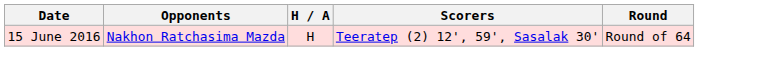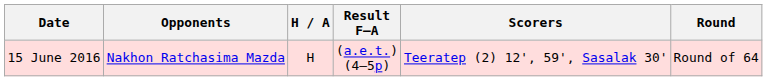+ column: (367, 22)
